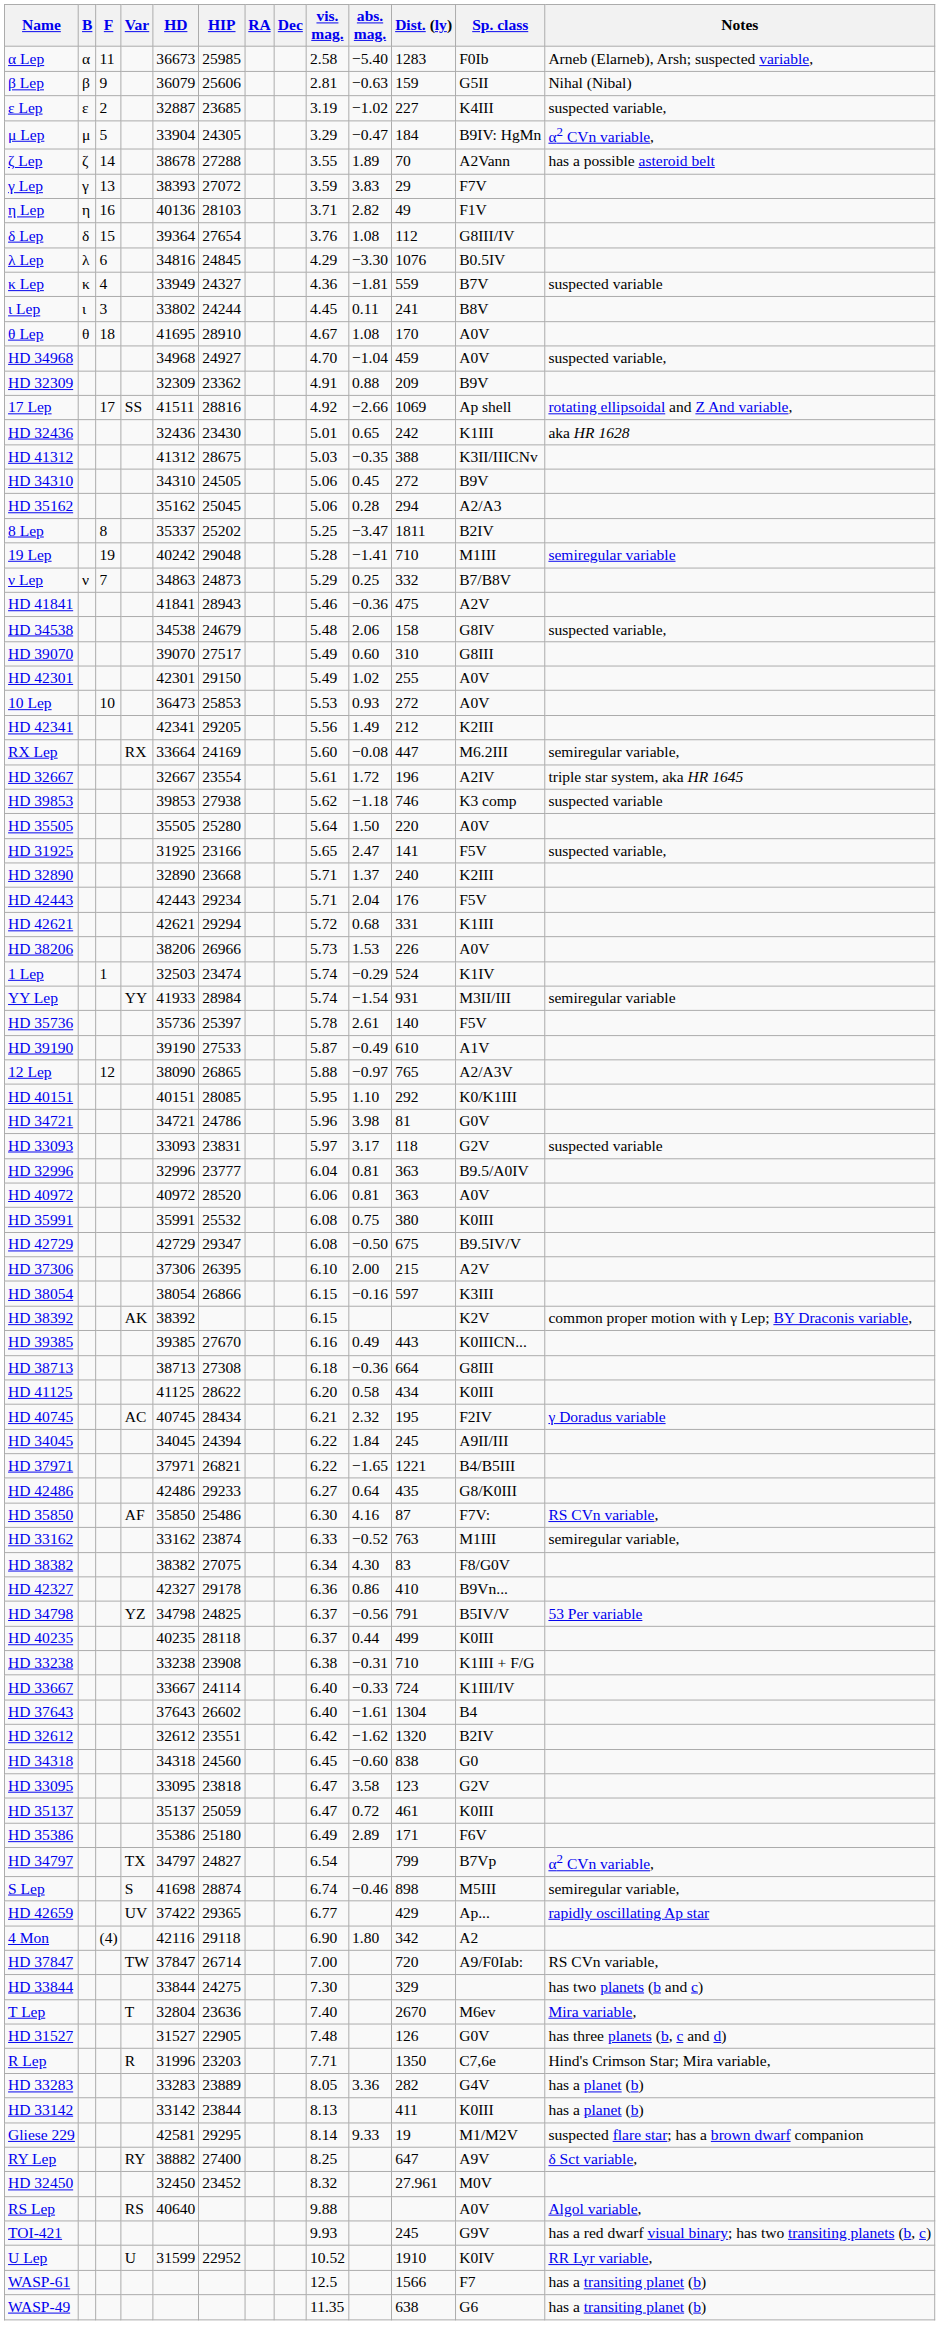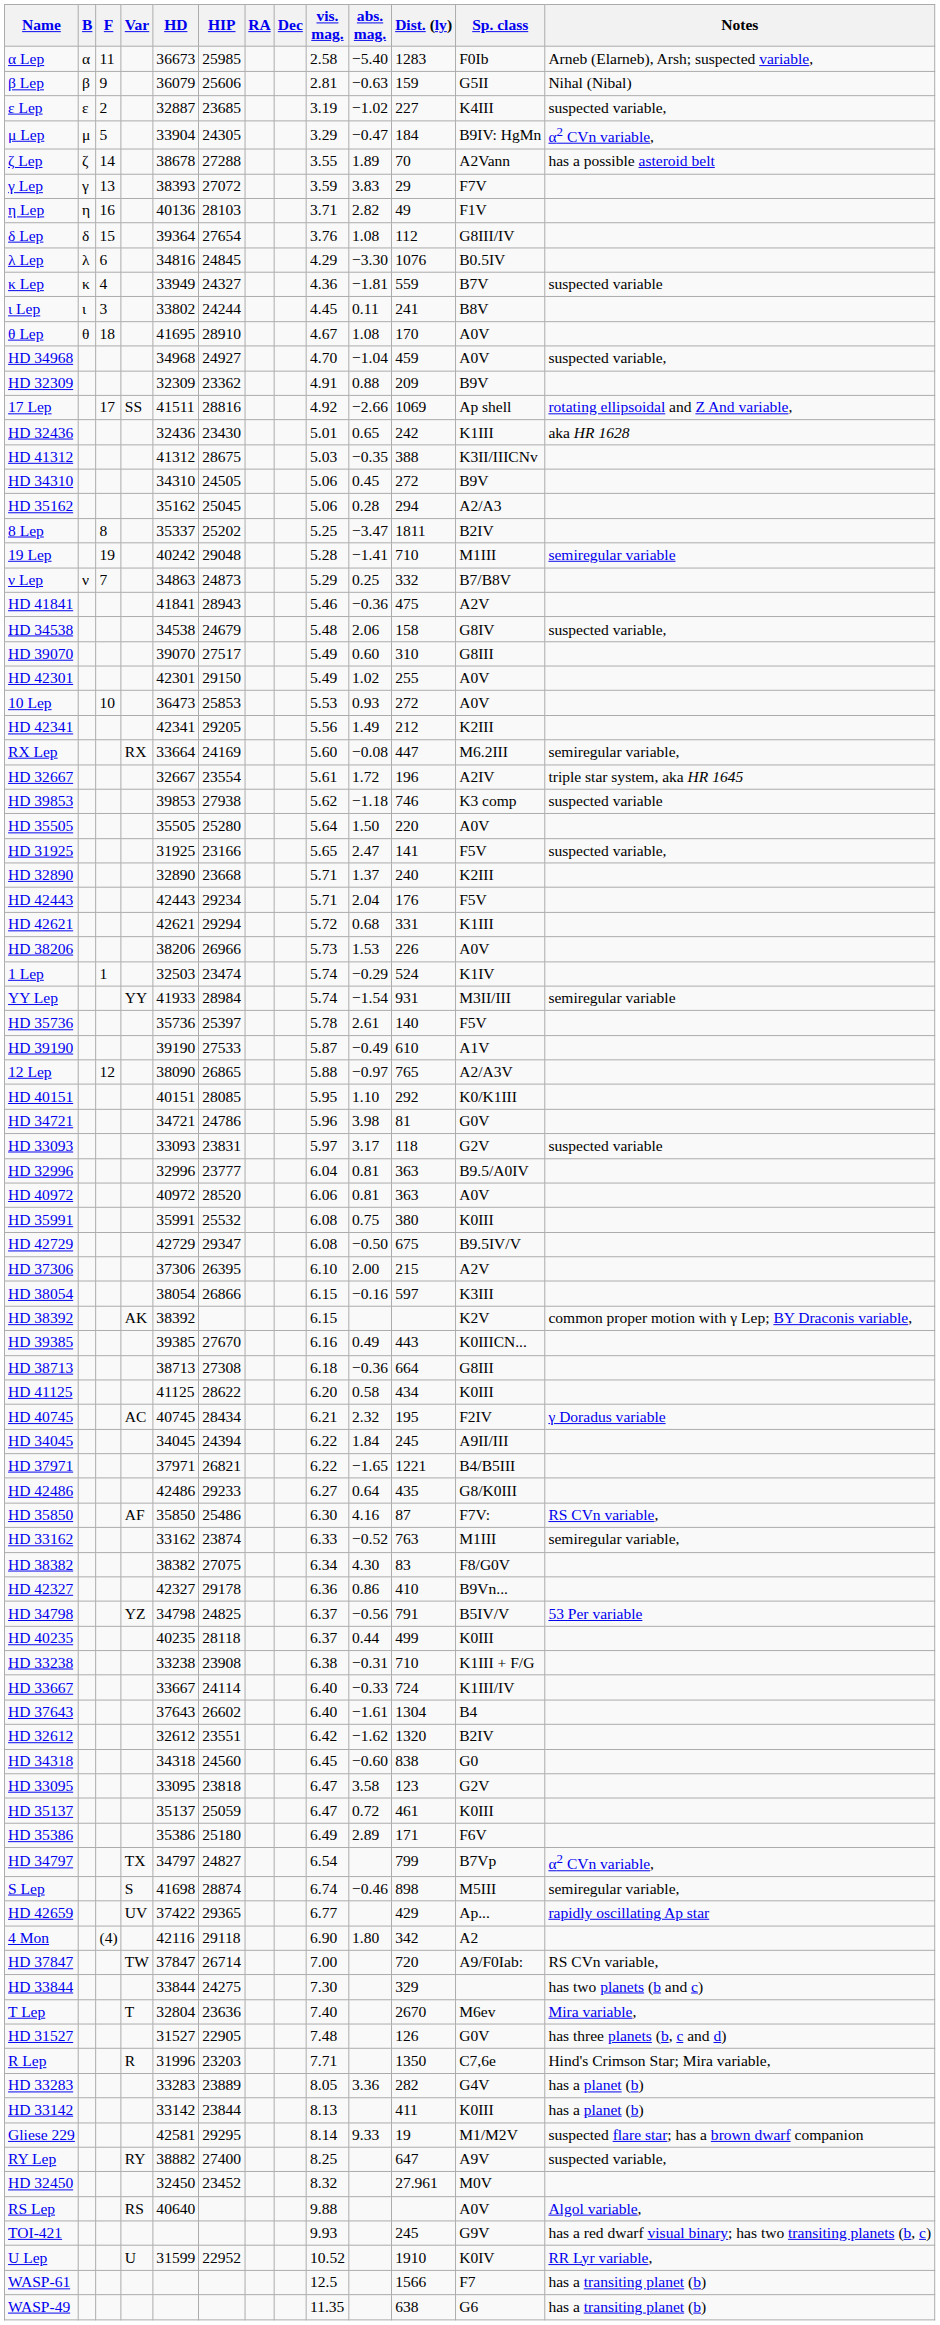(593, 2159) δ Sct variable, -> (607, 2159) suspected variable,
